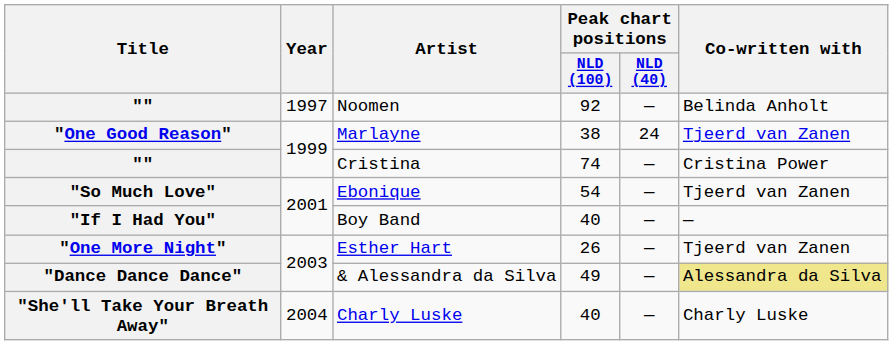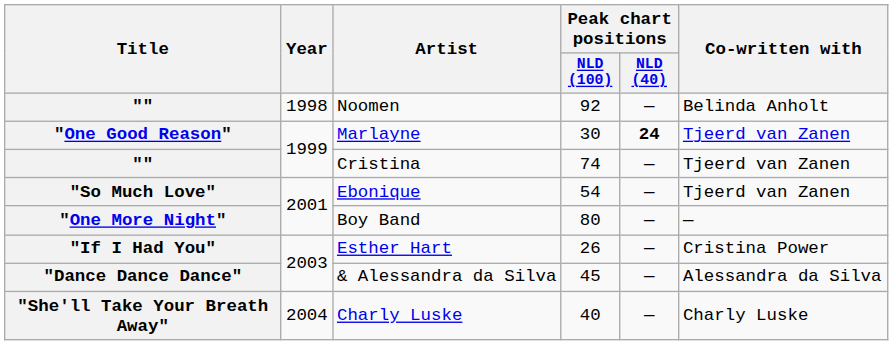(307, 107) 1997 -> (307, 107) 1998
(590, 135) 38 -> (590, 135) 30
(649, 135) normal -> (649, 135) bold
(756, 164) Cristina Power -> (767, 164) Tjeerd van Zanen
(143, 220) "If I Had You" -> (143, 220) "One More Night"
(590, 220) 40 -> (590, 220) 80
(143, 249) "One More Night" -> (143, 249) "If I Had You"
(767, 249) Tjeerd van Zanen -> (756, 249) Cristina Power
(590, 277) 49 -> (590, 277) 45
(782, 277) khaki background -> (782, 277) no background
